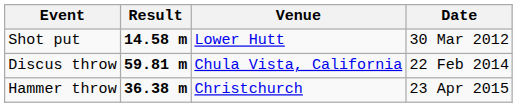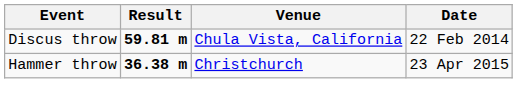- row: (44, 41)
